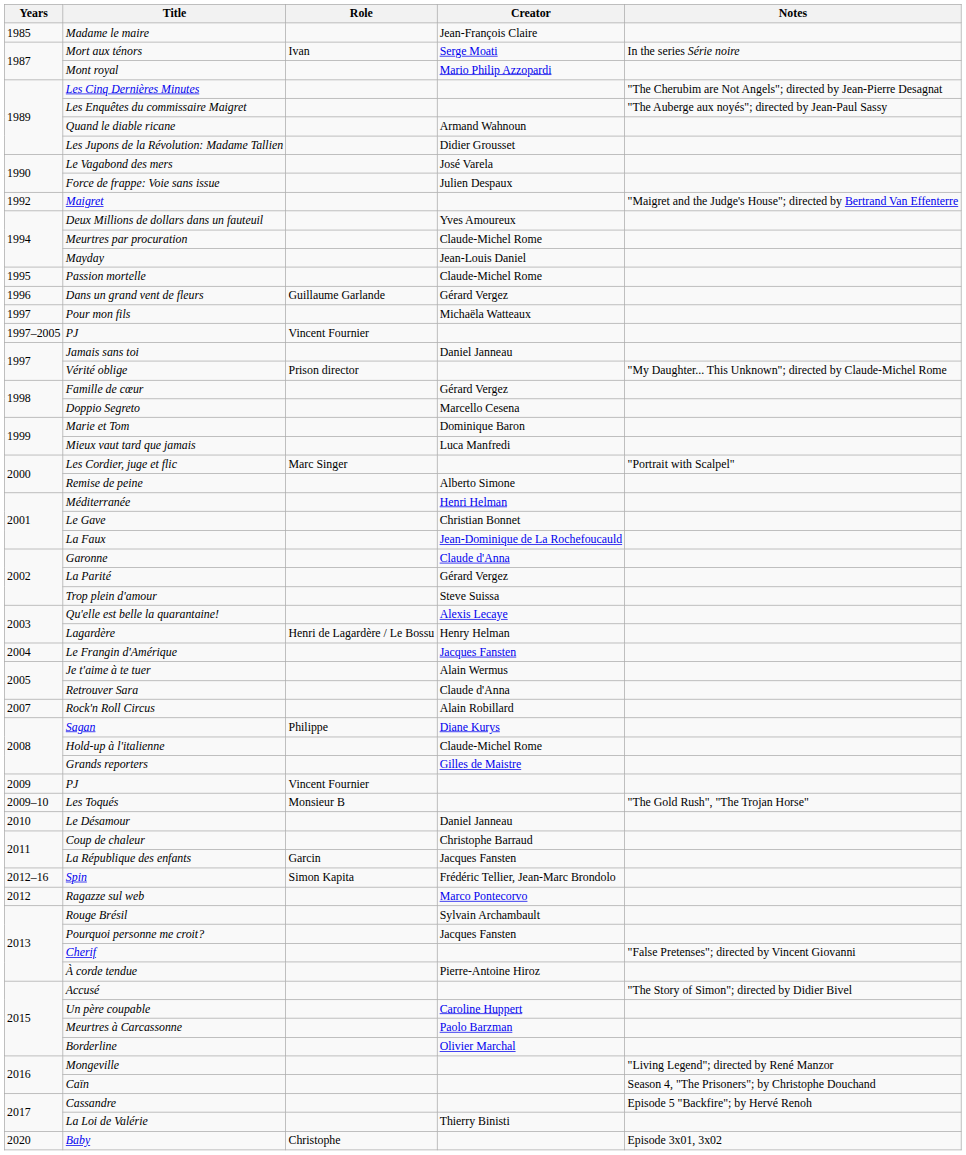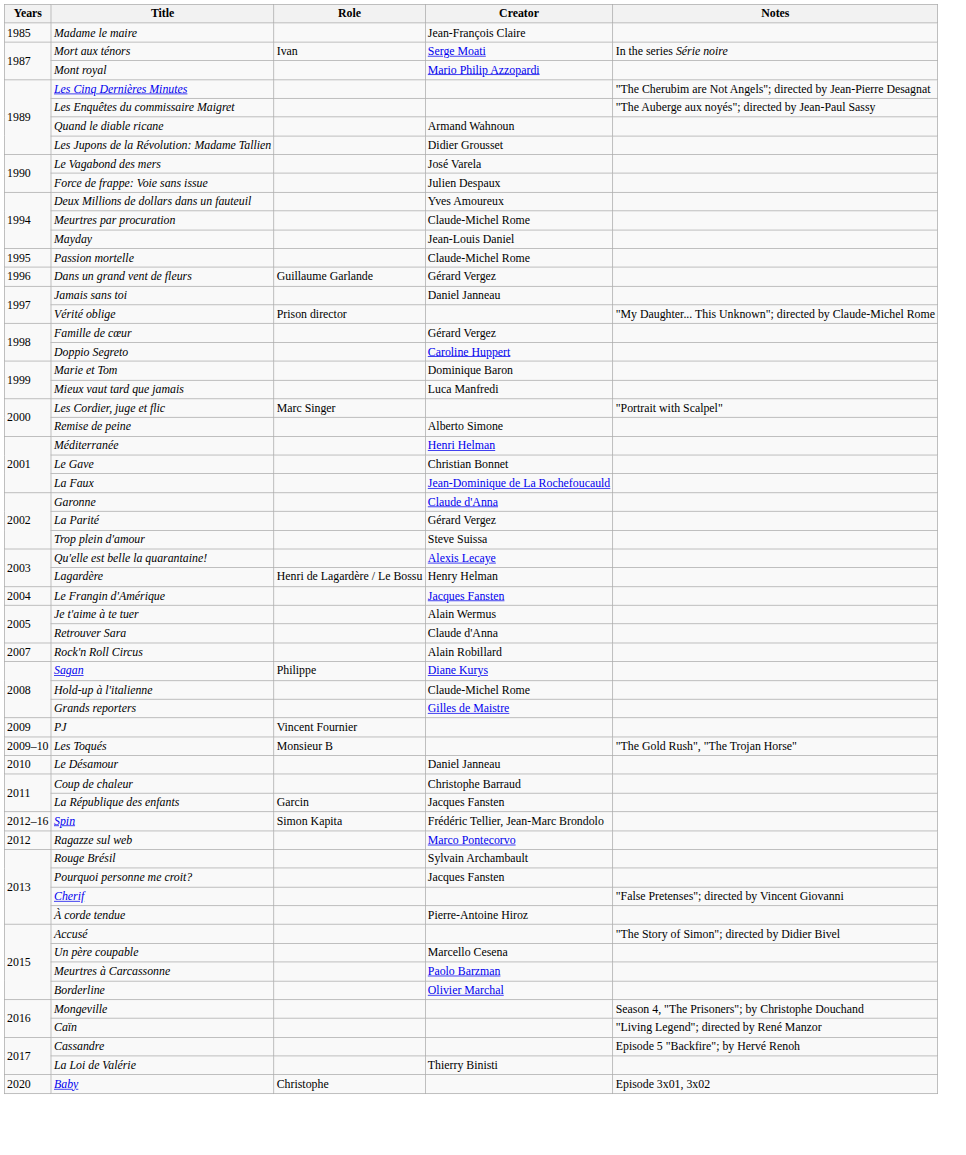- row: (19, 201)
- row: (19, 314)
- row: (34, 333)
(480, 408) Marcello Cesena -> (469, 351) Caroline Huppert
(481, 1009) Caroline Huppert -> (468, 952) Marcello Cesena
(731, 1065) "Living Legend"; directed by René Manzor -> (740, 1009) Season 4, "The Prisoners"; by Christophe Douchand
(752, 1084) Season 4, "The Prisoners"; by Christophe Douchand -> (719, 1027) "Living Legend"; directed by René Manzor
